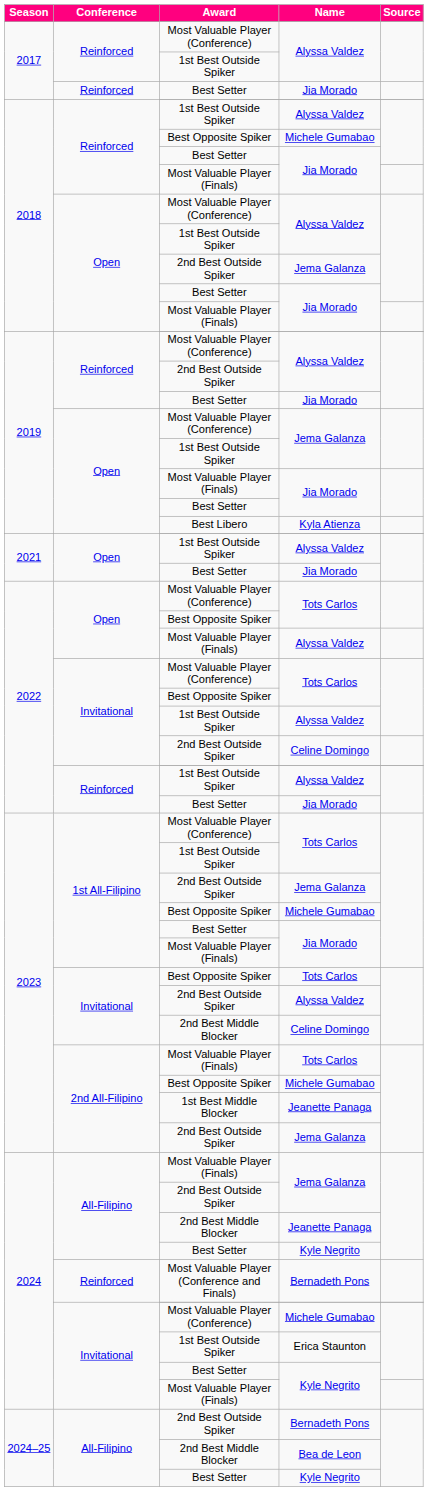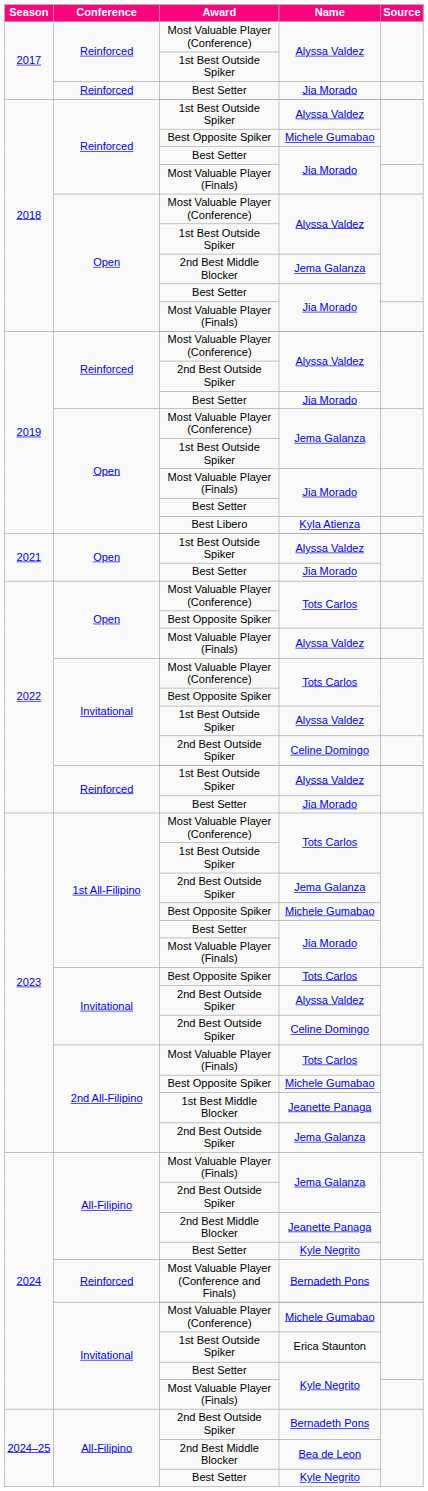(219, 269) 2nd Best Outside Spiker -> (219, 269) 2nd Best Middle Blocker
(219, 1030) 2nd Best Middle Blocker -> (219, 1030) 2nd Best Outside Spiker
